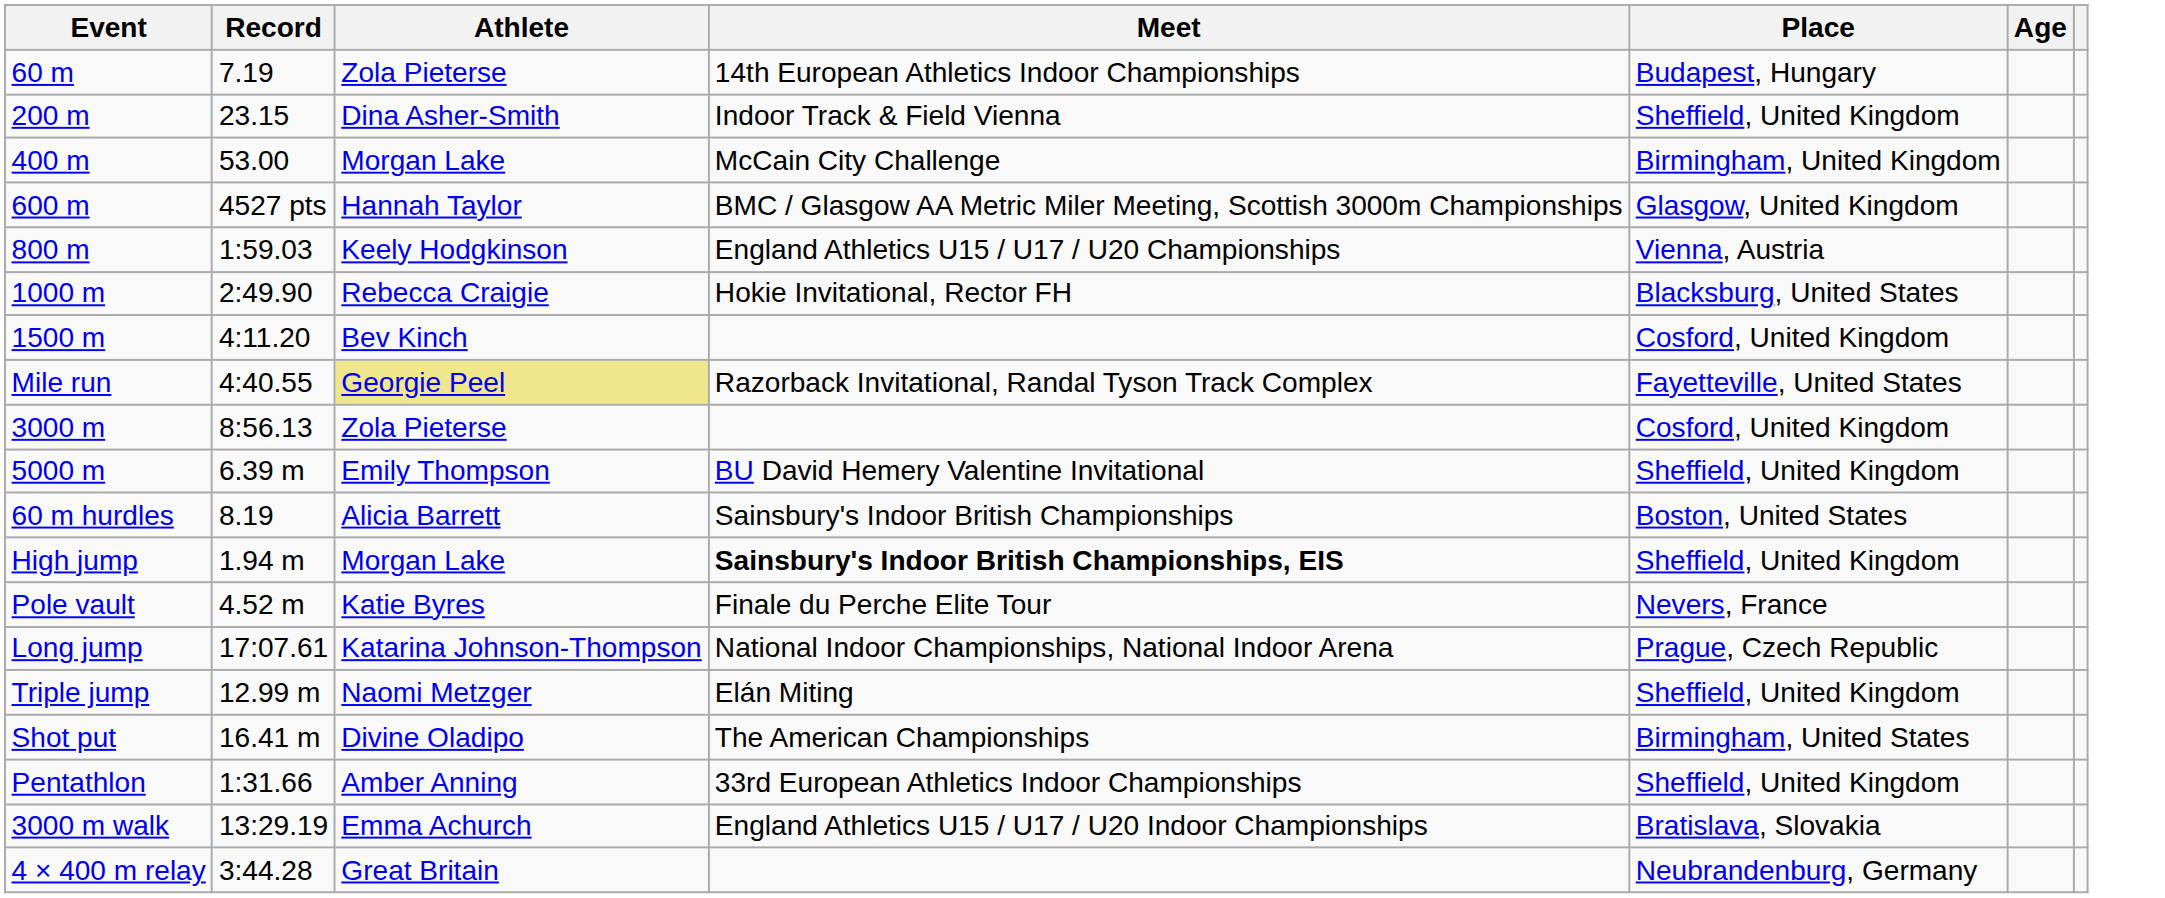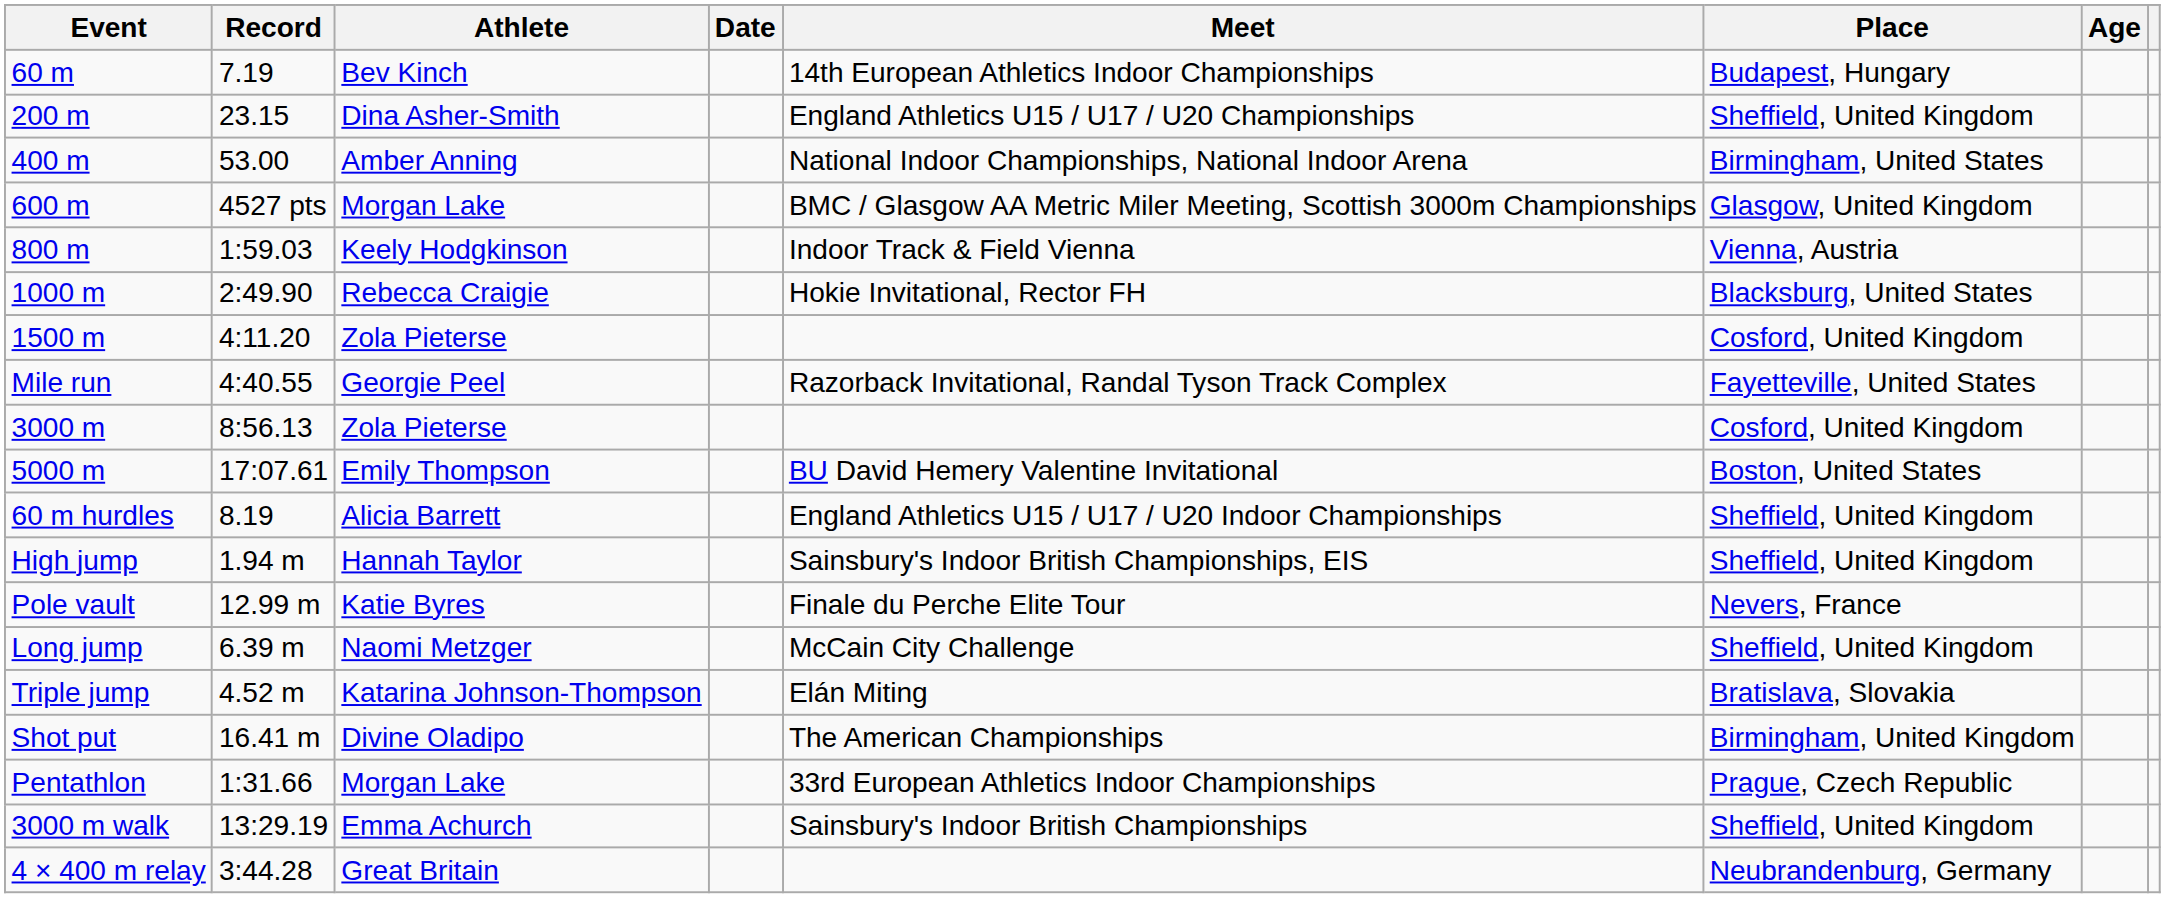+ column: (745, 28)
(424, 72) Zola Pieterse -> (405, 72) Bev Kinch
(888, 116) Indoor Track & Field Vienna -> (1102, 116) England Athletics U15 / U17 / U20 Championships
(423, 161) Morgan Lake -> (429, 161) Amber Anning
(858, 161) McCain City Challenge -> (1128, 161) National Indoor Championships, National Indoor Arena
(1818, 161) Birmingham, United Kingdom -> (1877, 161) Birmingham, United States
(432, 205) Hannah Taylor -> (423, 205) Morgan Lake
(1028, 249) England Athletics U15 / U17 / U20 Championships -> (962, 249) Indoor Track & Field Vienna
(405, 338) Bev Kinch -> (424, 338) Zola Pieterse
(423, 382) khaki background -> (423, 382) no background
(262, 471) 6.39 m -> (274, 471) 17:07.61
(1798, 471) Sheffield, United Kingdom -> (1845, 471) Boston, United States
(974, 516) Sainsbury's Indoor British Championships -> (1145, 516) England Athletics U15 / U17 / U20 Indoor Championships
(1771, 516) Boston, United States -> (1872, 516) Sheffield, United Kingdom
(423, 560) Morgan Lake -> (432, 560) Hannah Taylor
(1029, 560) bold -> (1079, 560) normal
(262, 604) 4.52 m -> (270, 604) 12.99 m
(274, 649) 17:07.61 -> (262, 649) 6.39 m
(522, 649) Katarina Johnson-Thompson -> (436, 649) Naomi Metzger
(1054, 649) National Indoor Championships, National Indoor Arena -> (932, 649) McCain City Challenge
(1787, 649) Prague, Czech Republic -> (1872, 649) Sheffield, United Kingdom
(270, 693) 12.99 m -> (262, 693) 4.52 m
(436, 693) Naomi Metzger -> (522, 693) Katarina Johnson-Thompson
(1798, 693) Sheffield, United Kingdom -> (1832, 693) Bratislava, Slovakia
(1803, 737) Birmingham, United States -> (1892, 737) Birmingham, United Kingdom
(429, 782) Amber Anning -> (423, 782) Morgan Lake
(1798, 782) Sheffield, United Kingdom -> (1861, 782) Prague, Czech Republic
(1071, 826) England Athletics U15 / U17 / U20 Indoor Championships -> (1048, 826) Sainsbury's Indoor British Championships
(1758, 826) Bratislava, Slovakia -> (1872, 826) Sheffield, United Kingdom
